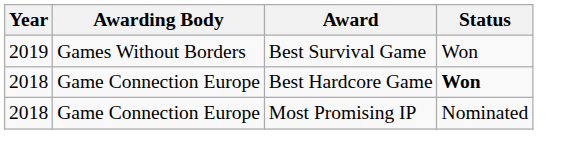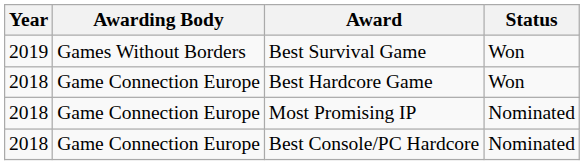(461, 81) bold -> (506, 81) normal
+ row: (374, 143)
